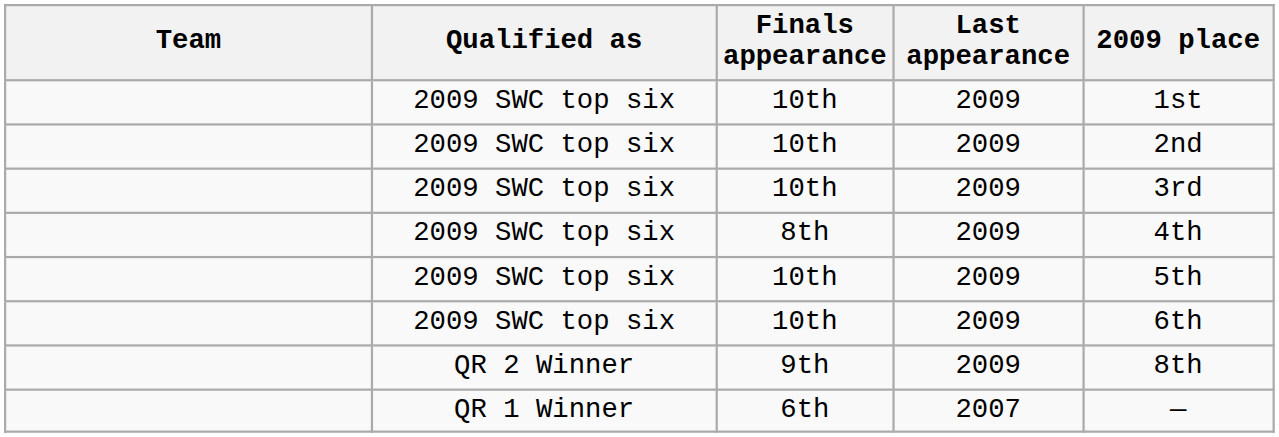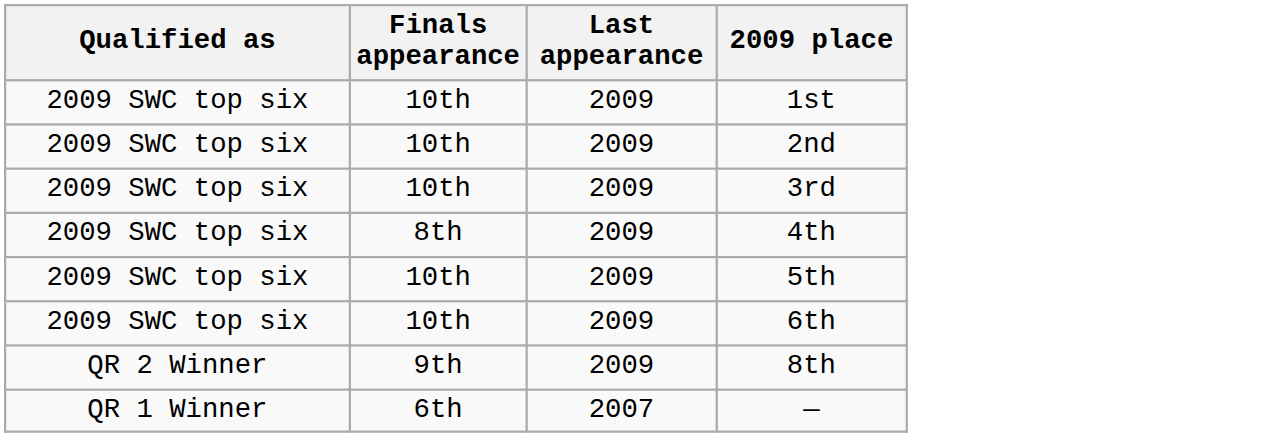- column: (188, 43)
